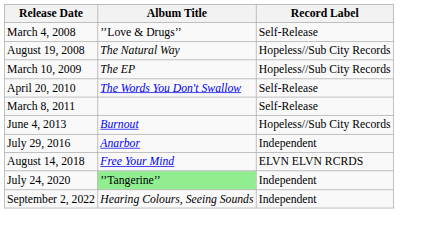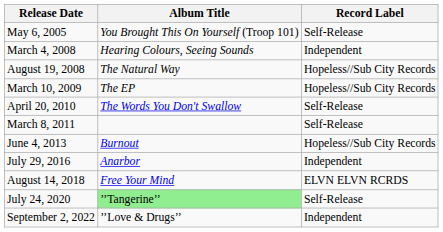+ row: (37, 32)
(141, 32) ’’Love & Drugs’’ -> (177, 50) Hearing Colours, Seeing Sounds
(288, 32) Self-Release -> (333, 50) Independent
(288, 180) Independent -> (333, 198) Self-Release
(177, 198) Hearing Colours, Seeing Sounds -> (141, 217) ’’Love & Drugs’’
